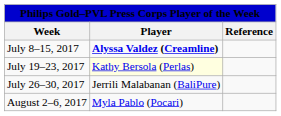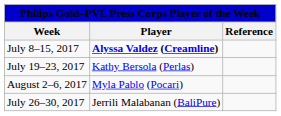(143, 66) lightyellow background -> (143, 66) no background
rows swapped: (46, 84) <-> (47, 102)
